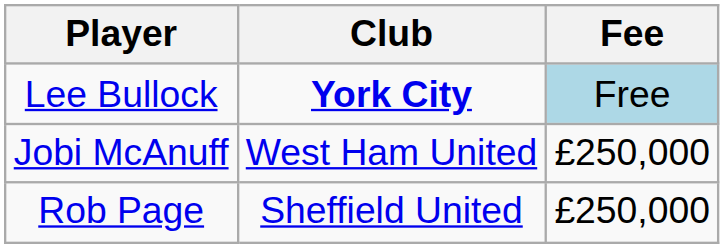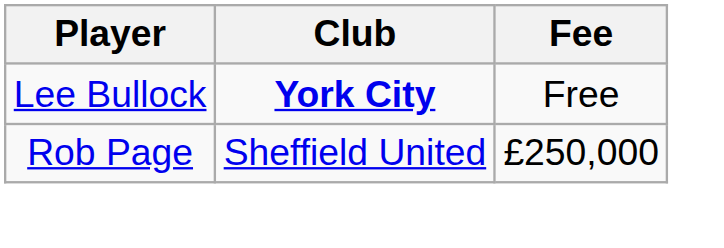(632, 93) lightblue background -> (581, 93) no background
- row: (121, 152)
